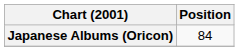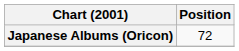(205, 35) 84 -> (205, 35) 72
